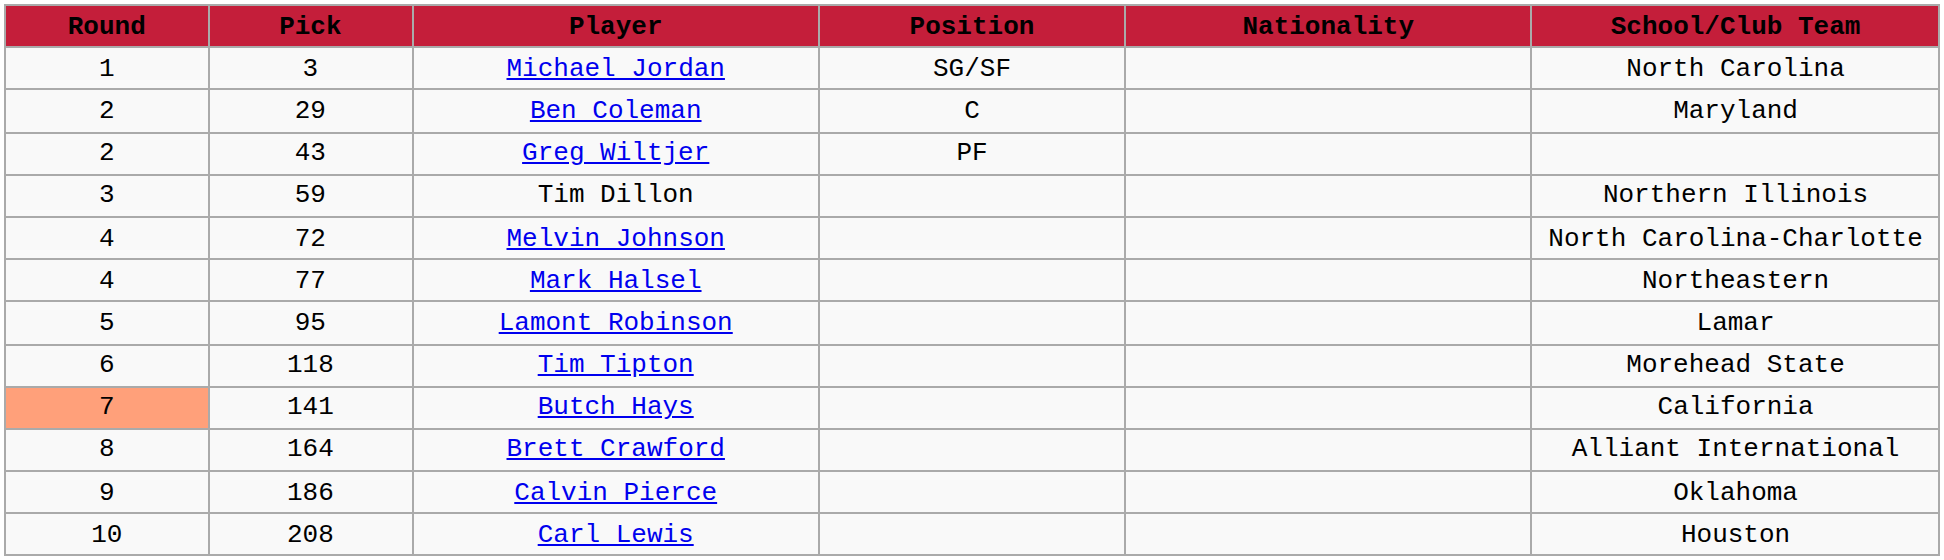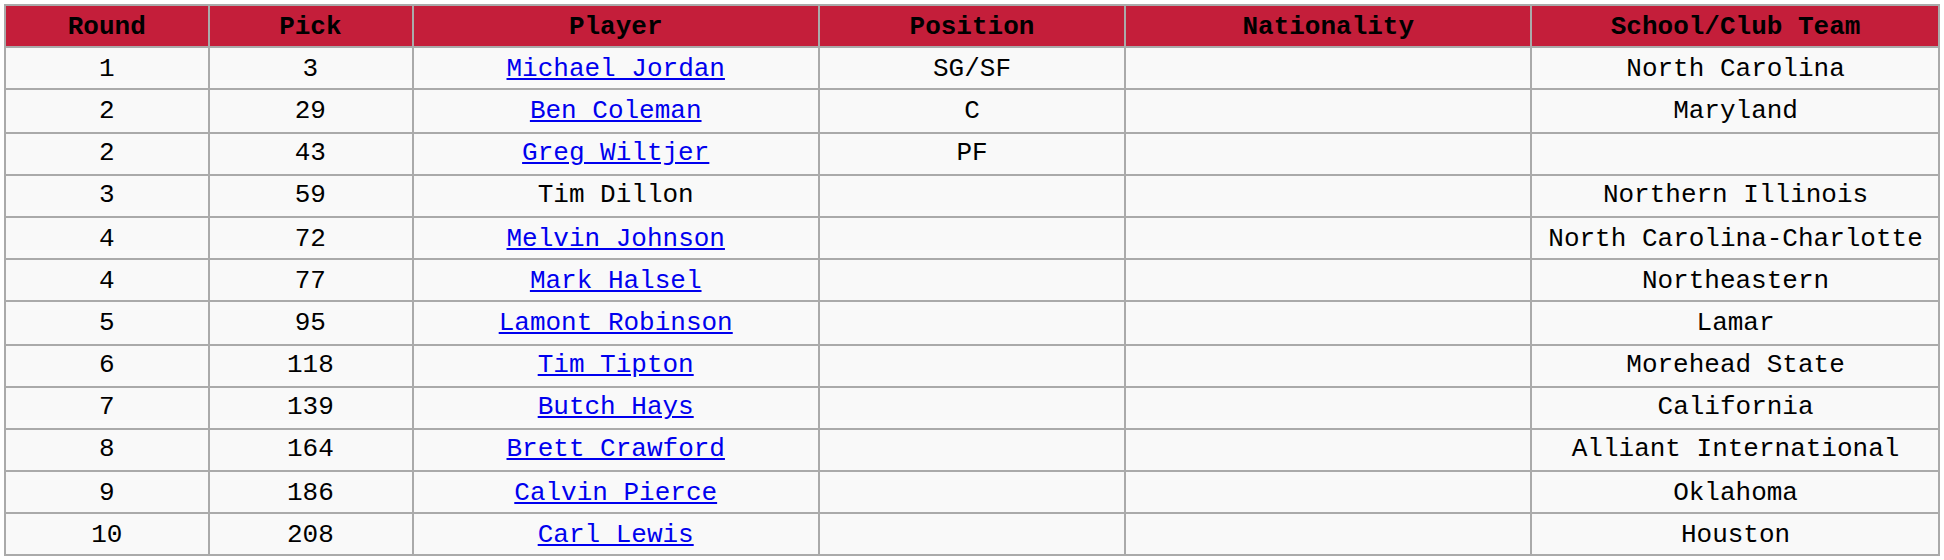(107, 408) lightsalmon background -> (107, 408) no background
(310, 408) 141 -> (310, 408) 139
